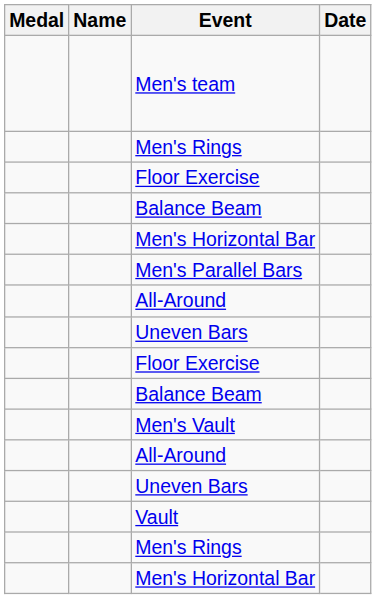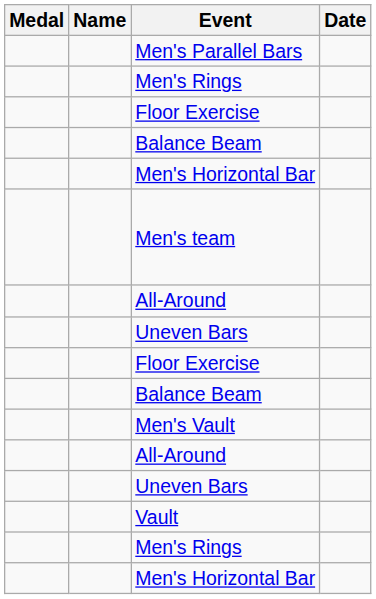rows swapped: (37, 84) <-> (37, 270)
